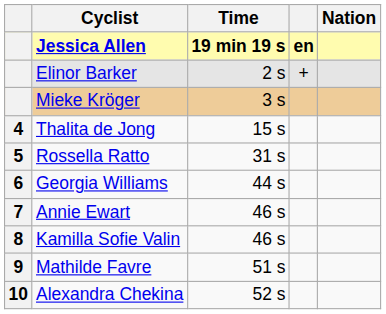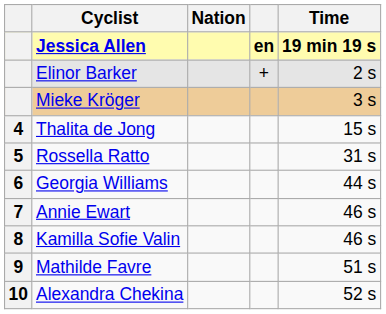columns swapped: (349, 18) <-> (238, 18)
